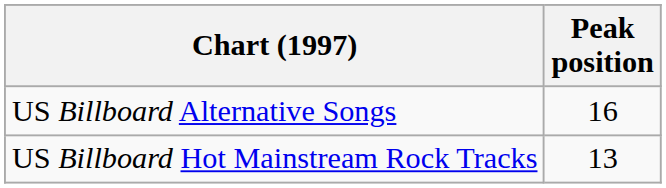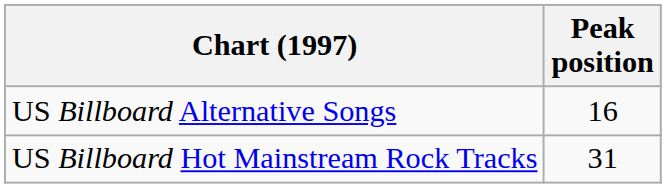(603, 158) 13 -> (603, 158) 31
